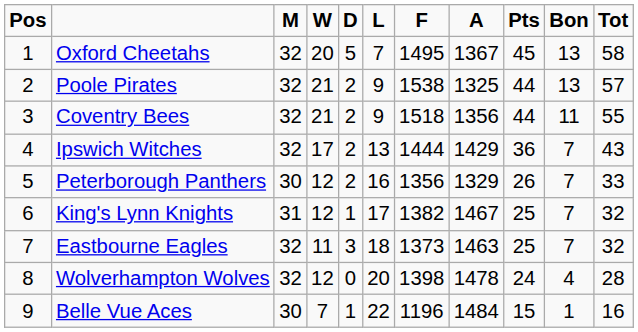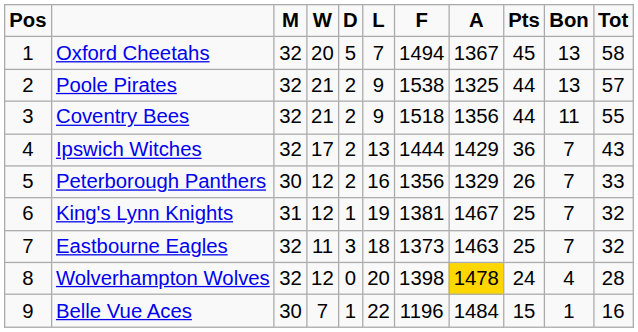(422, 52) 1495 -> (422, 52) 1494
(378, 213) 17 -> (378, 213) 19
(422, 213) 1382 -> (422, 213) 1381
(476, 278) no background -> (476, 278) gold background
